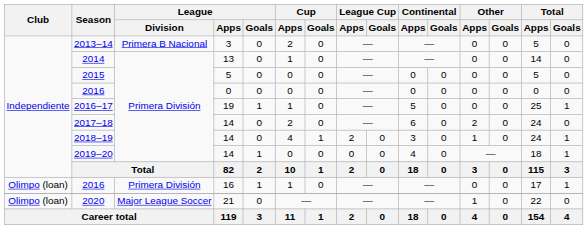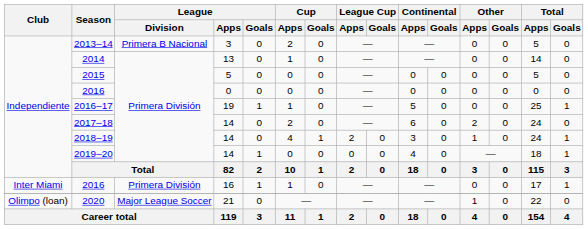(38, 185) Olimpo (loan) -> (38, 185) Inter Miami
